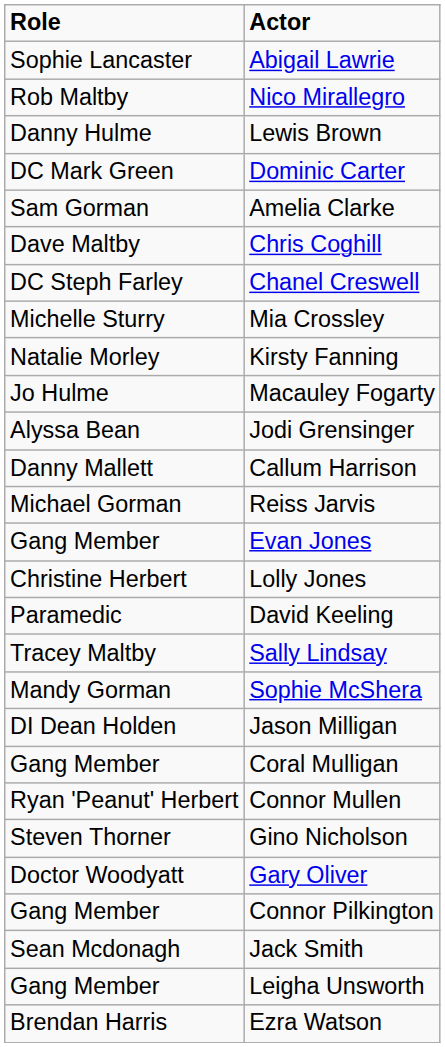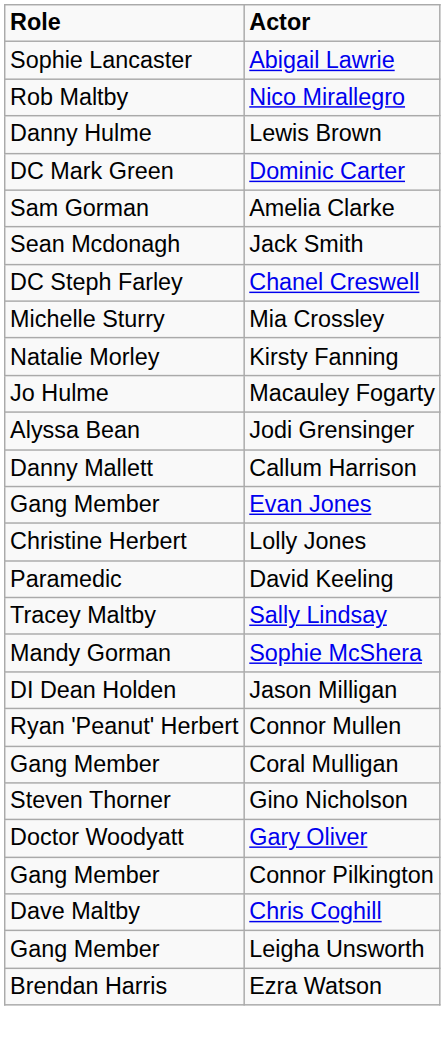rows swapped: (315, 245) <-> (306, 949)
- row: (312, 504)
rows swapped: (325, 801) <-> (324, 763)
